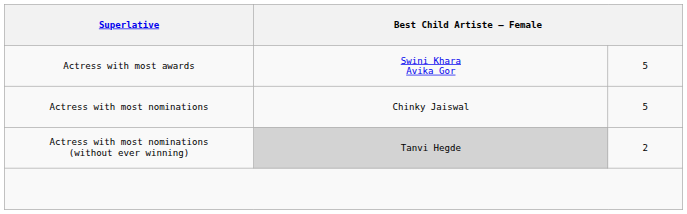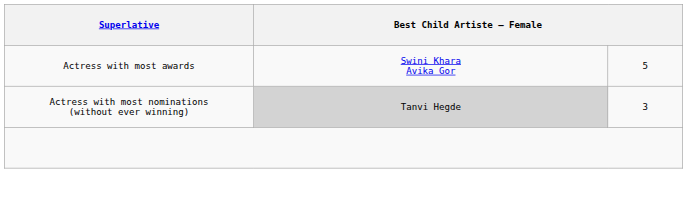- row: (129, 107)
(645, 148) 2 -> (645, 107) 3
